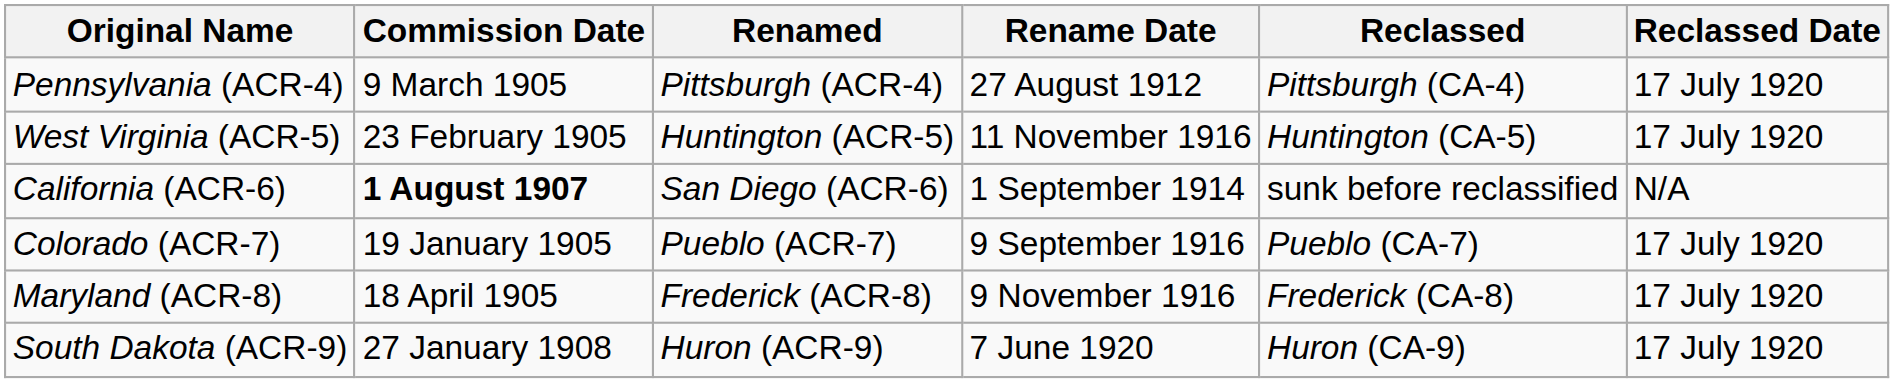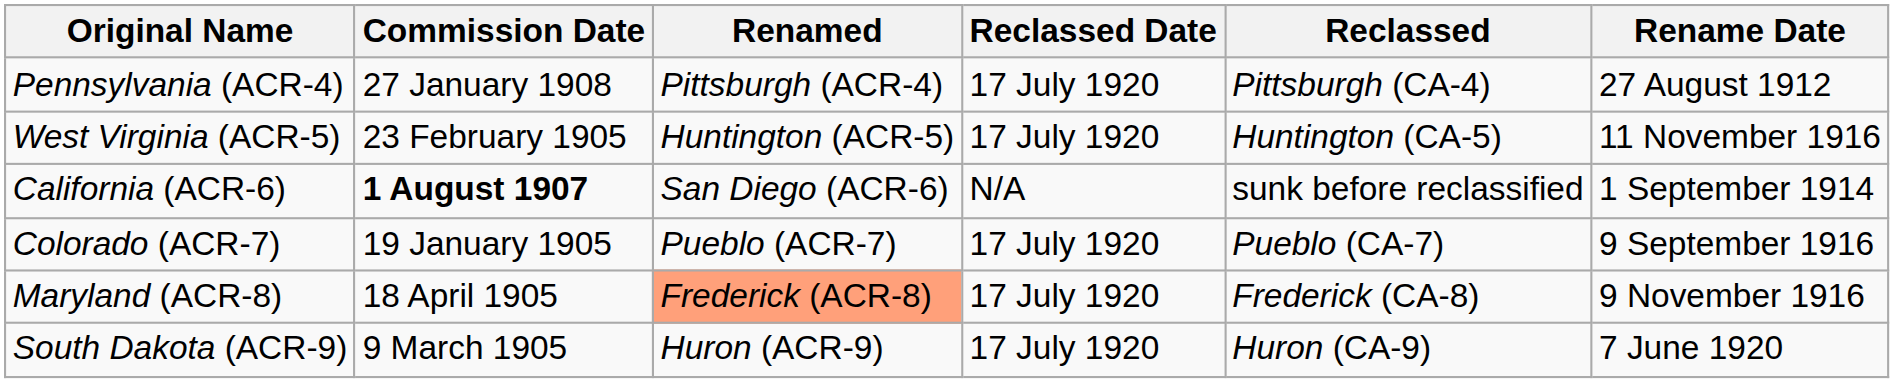columns swapped: (1111, 31) <-> (1757, 31)
(465, 84) 9 March 1905 -> (487, 84) 27 January 1908
(796, 296) no background -> (796, 296) lightsalmon background
(487, 349) 27 January 1908 -> (465, 349) 9 March 1905
